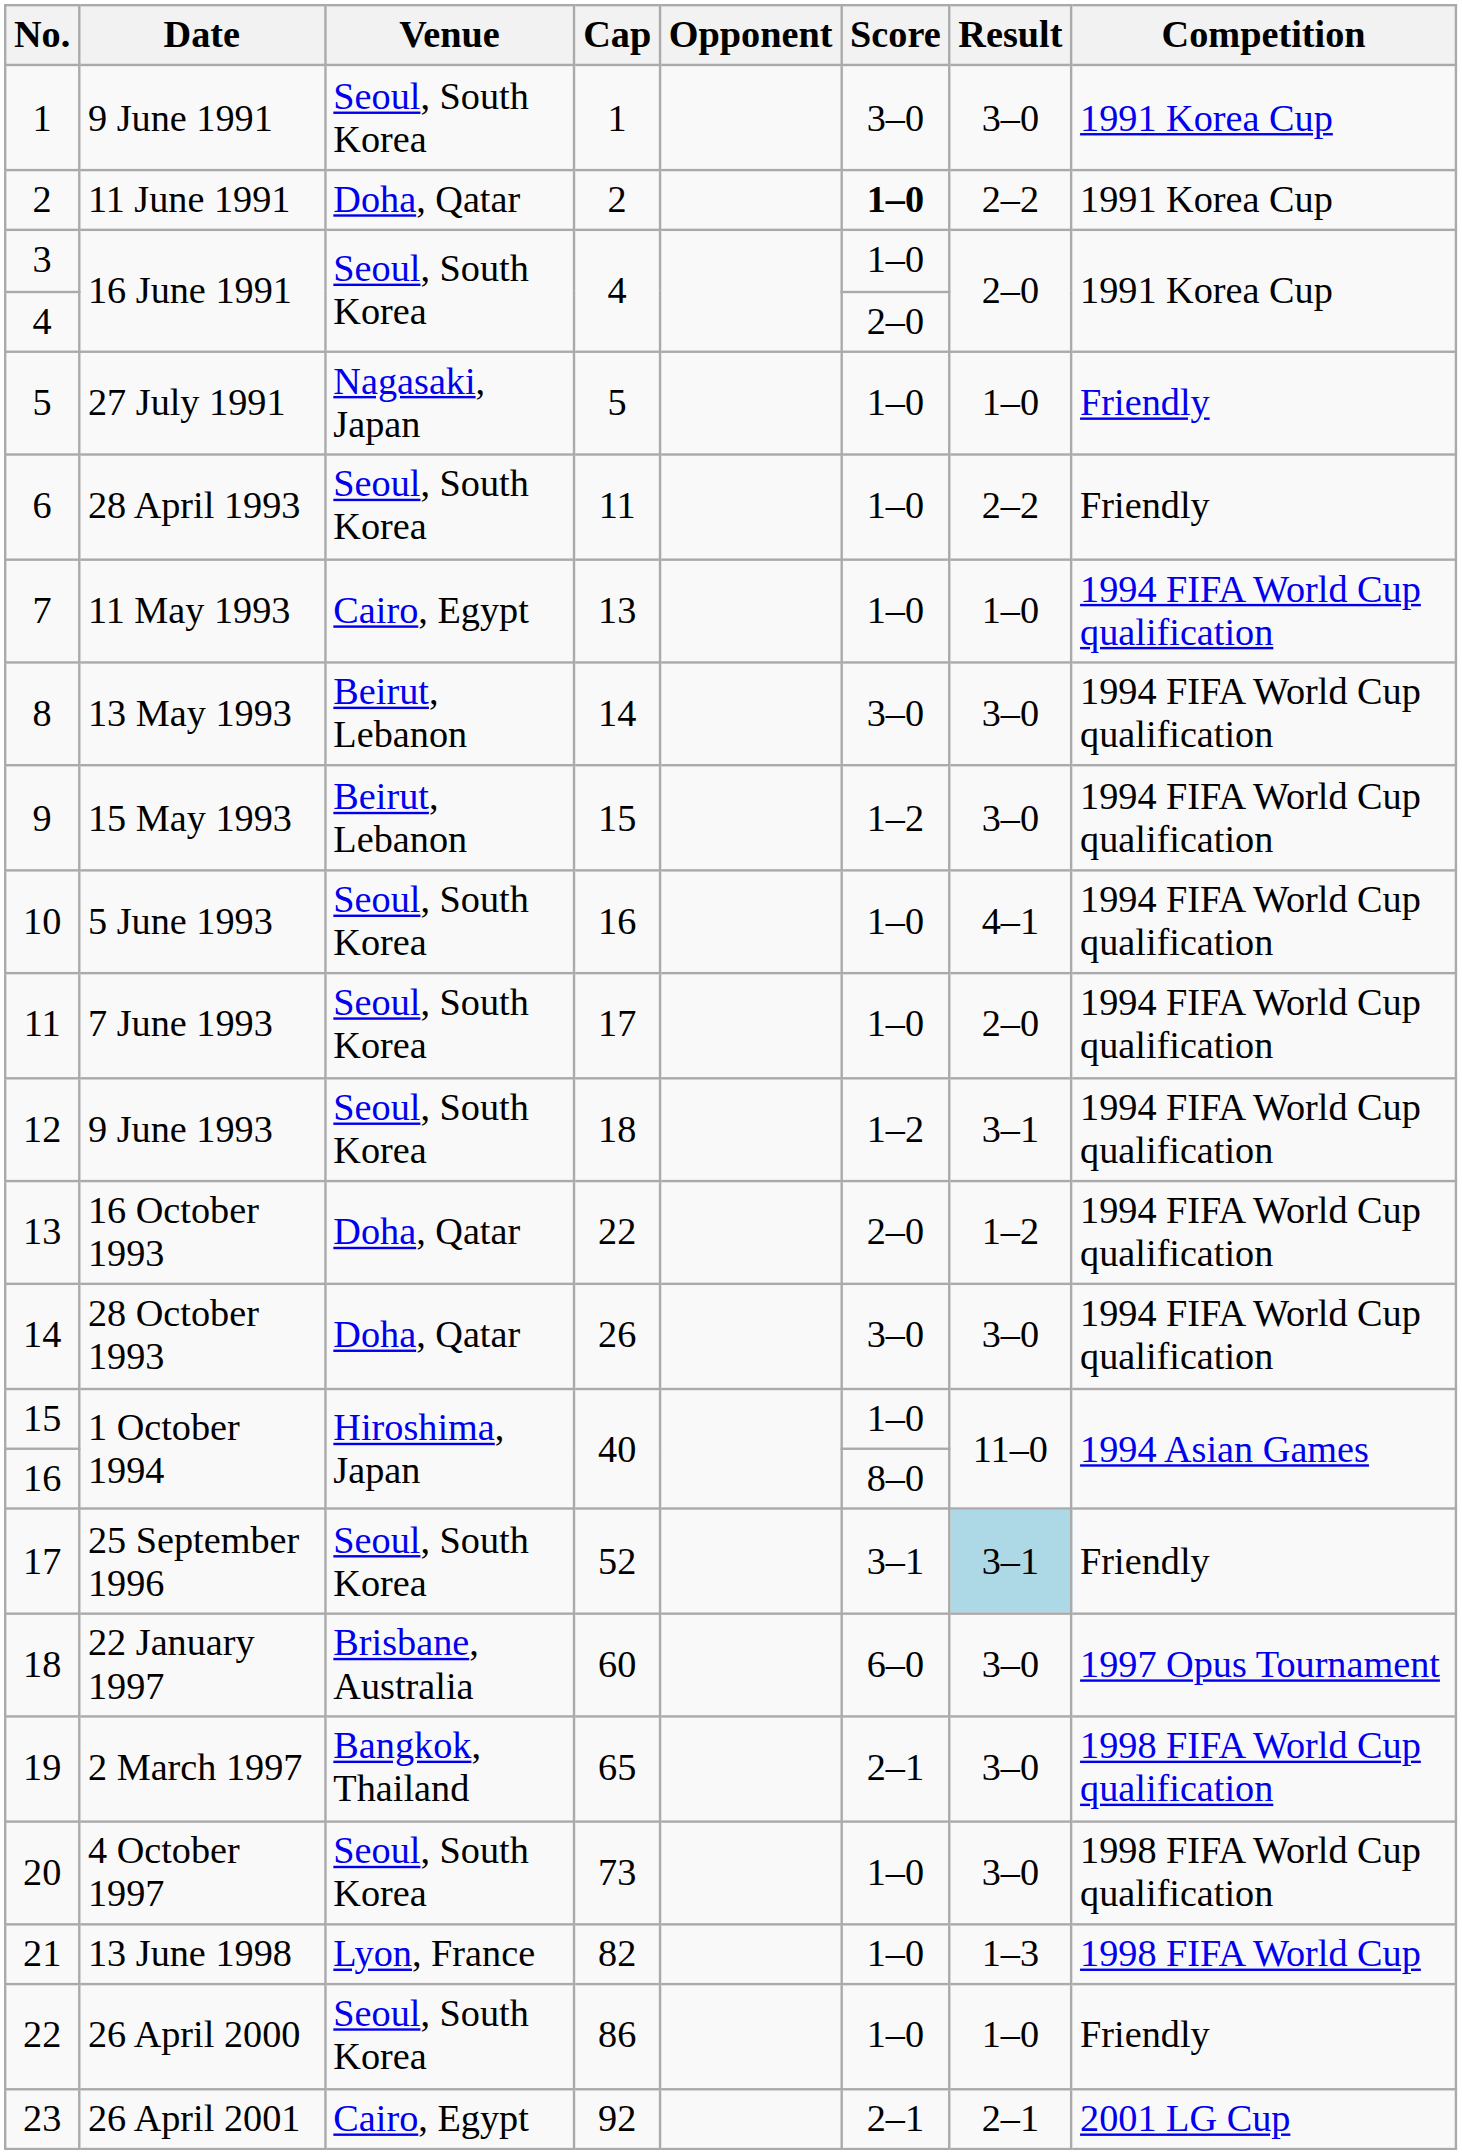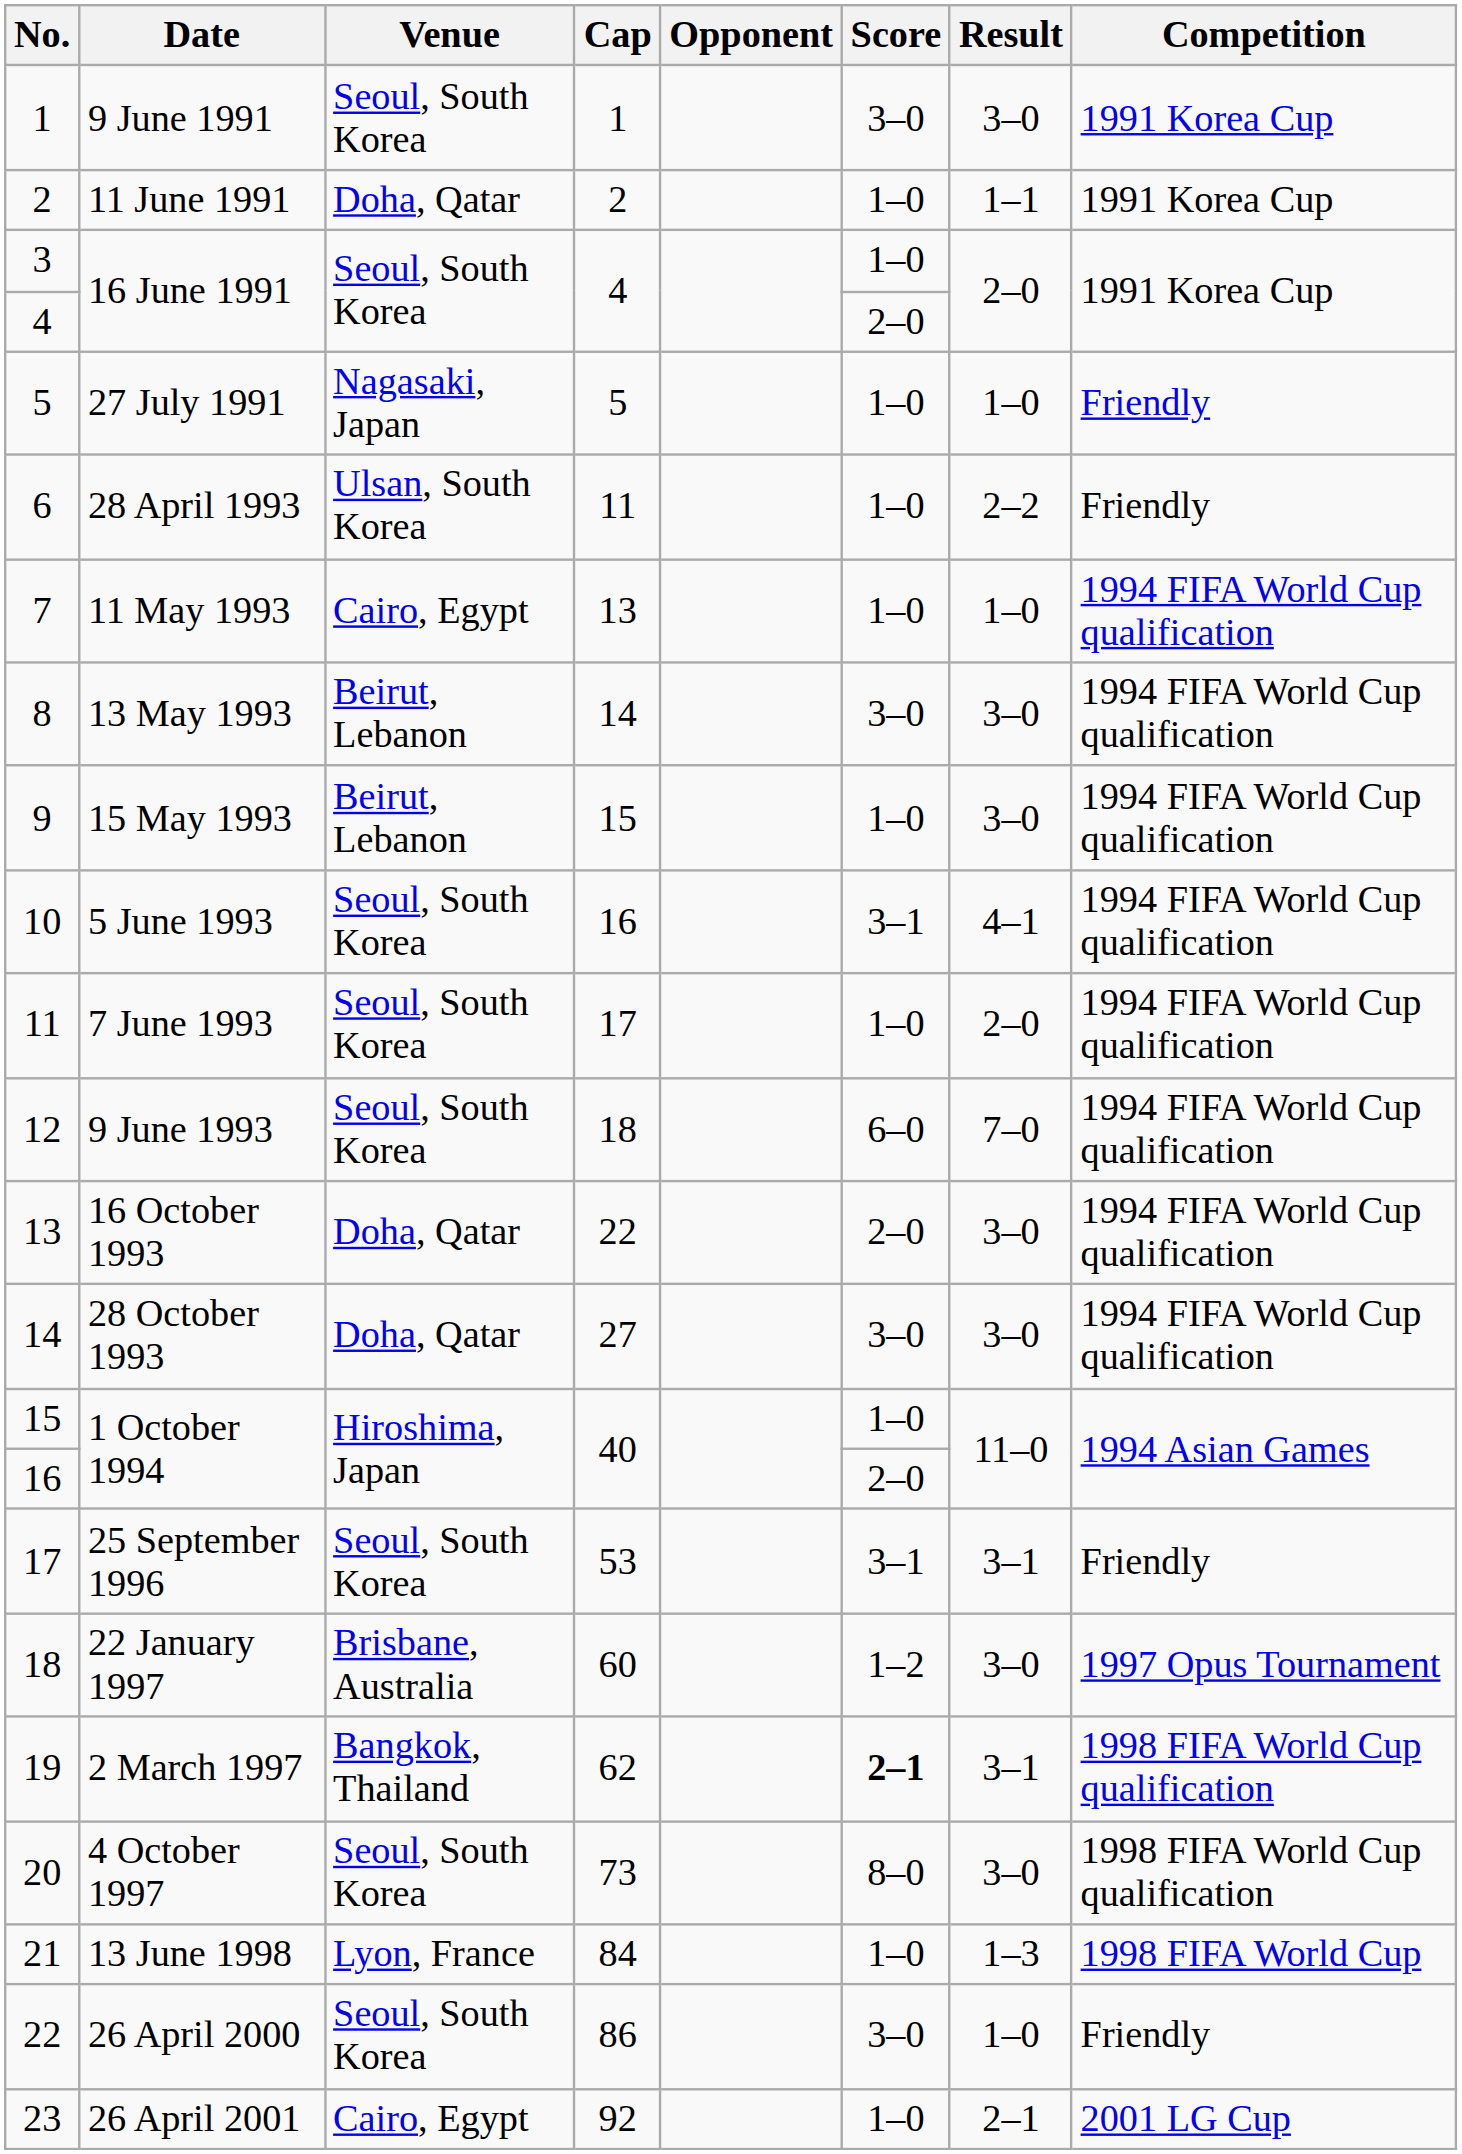(895, 199) bold -> (896, 199) normal
(1010, 199) 2–2 -> (1011, 199) 1–1
(431, 506) Seoul, South Korea -> (432, 506) Ulsan, South Korea
(895, 817) 1–2 -> (896, 817) 1–0
(895, 920) 1–0 -> (896, 920) 3–1
(895, 1128) 1–2 -> (896, 1128) 6–0
(1010, 1128) 3–1 -> (1011, 1128) 7–0
(1010, 1231) 1–2 -> (1011, 1231) 3–0
(617, 1335) 26 -> (618, 1335) 27
(895, 1478) 8–0 -> (896, 1478) 2–0
(617, 1560) 52 -> (618, 1560) 53
(1010, 1560) lightblue background -> (1011, 1560) no background
(895, 1664) 6–0 -> (896, 1664) 1–2
(617, 1767) 65 -> (618, 1767) 62
(895, 1767) normal -> (896, 1767) bold
(1010, 1767) 3–0 -> (1011, 1767) 3–1
(895, 1871) 1–0 -> (896, 1871) 8–0
(617, 1953) 82 -> (618, 1953) 84
(895, 2035) 1–0 -> (896, 2035) 3–0
(895, 2118) 2–1 -> (896, 2118) 1–0
